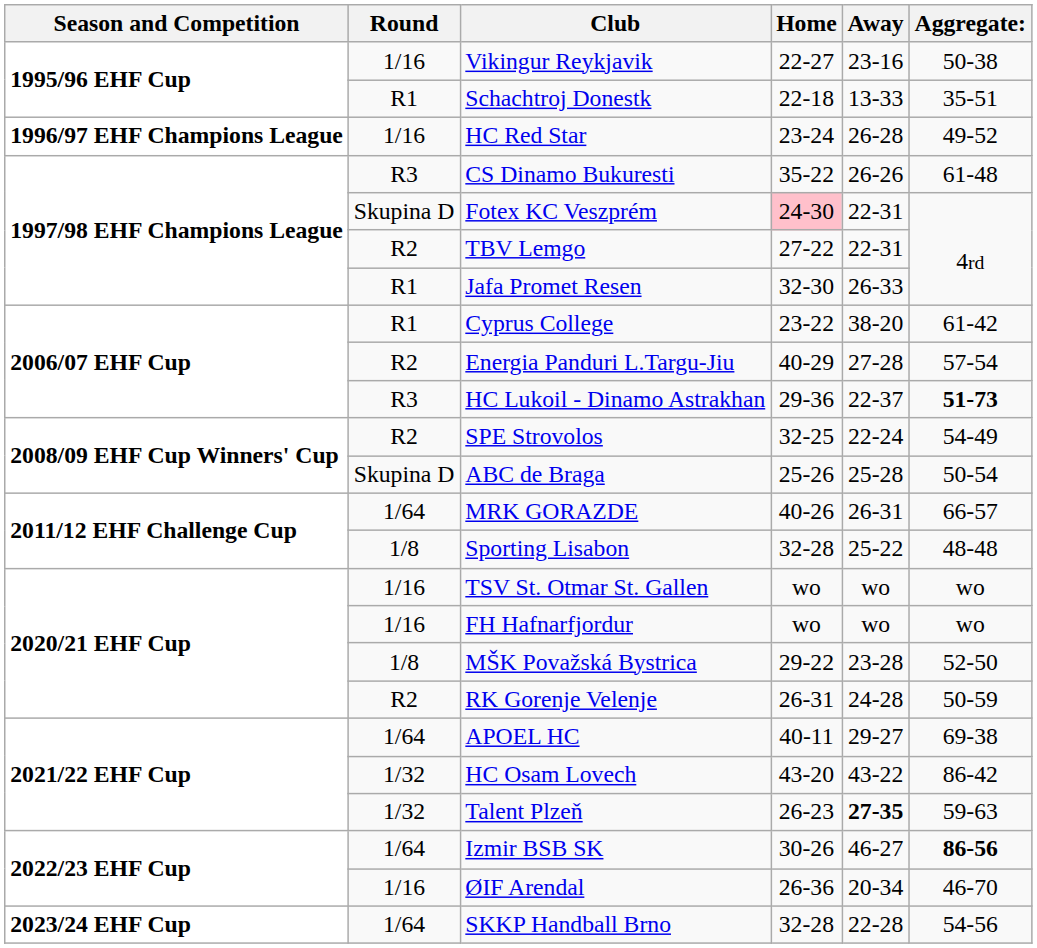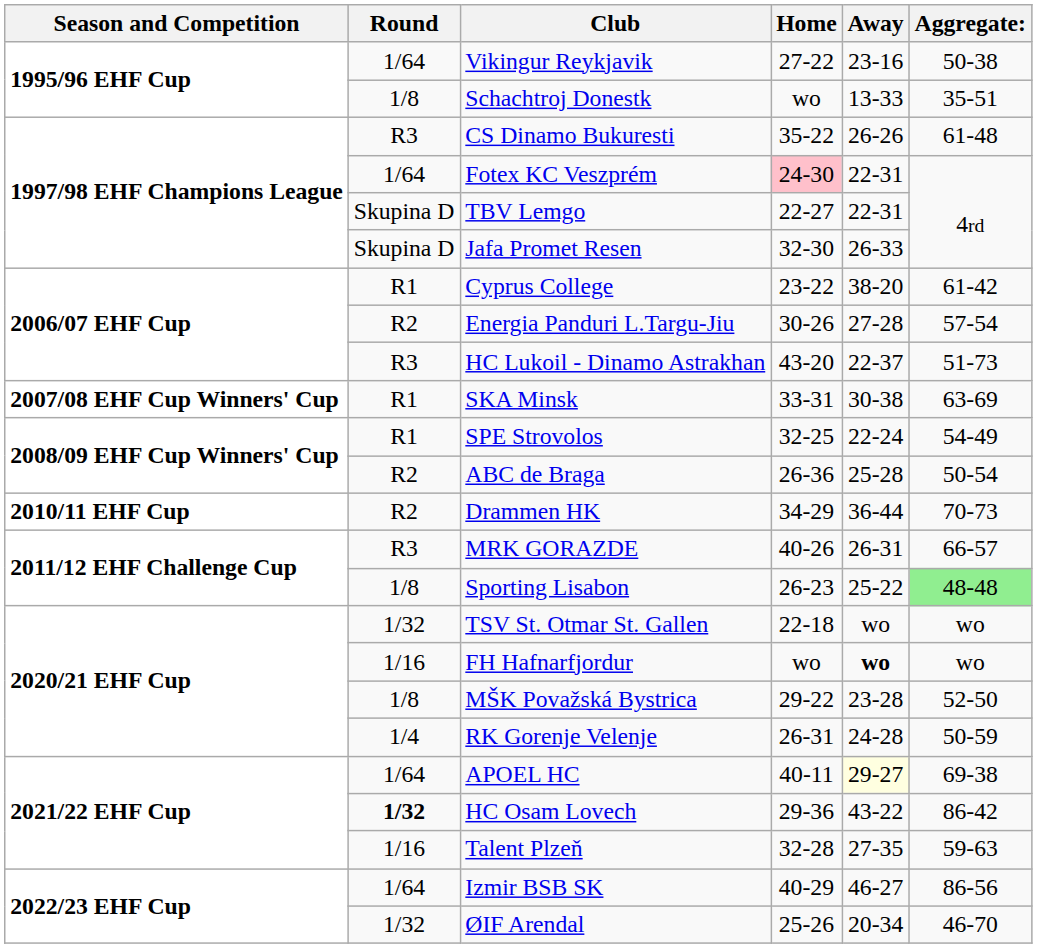(404, 60) 1/16 -> (404, 60) 1/64
(806, 60) 22-27 -> (806, 60) 27-22
(404, 98) R1 -> (404, 98) 1/8
(806, 98) 22-18 -> (806, 98) wo
- row: (526, 135)
(404, 211) Skupina D -> (404, 173) 1/64
(404, 248) R2 -> (404, 211) Skupina D
(806, 248) 27-22 -> (806, 211) 22-27
(404, 286) R1 -> (404, 248) Skupina D
(806, 361) 40-29 -> (806, 323) 30-26
(806, 398) 29-36 -> (806, 361) 43-20
(970, 398) bold -> (970, 361) normal
+ row: (522, 398)
(404, 436) R2 -> (404, 436) R1
(404, 473) Skupina D -> (404, 473) R2
(806, 473) 25-26 -> (806, 473) 26-36
+ row: (533, 511)
(404, 511) 1/64 -> (404, 549) R3
(806, 549) 32-28 -> (806, 586) 26-23
(970, 549) no background -> (970, 586) lightgreen background
(404, 586) 1/16 -> (404, 624) 1/32
(806, 586) wo -> (806, 624) 22-18
(876, 624) normal -> (876, 661) bold
(404, 699) R2 -> (404, 736) 1/4
(876, 736) no background -> (876, 774) lightyellow background
(404, 774) normal -> (404, 811) bold
(806, 774) 43-20 -> (806, 811) 29-36
(404, 811) 1/32 -> (404, 849) 1/16
(806, 811) 26-23 -> (806, 849) 32-28
(876, 811) bold -> (876, 849) normal
(806, 849) 30-26 -> (806, 887) 40-29
(970, 849) bold -> (970, 887) normal
(404, 887) 1/16 -> (404, 924) 1/32
(806, 887) 26-36 -> (806, 924) 25-26
- row: (568, 924)
